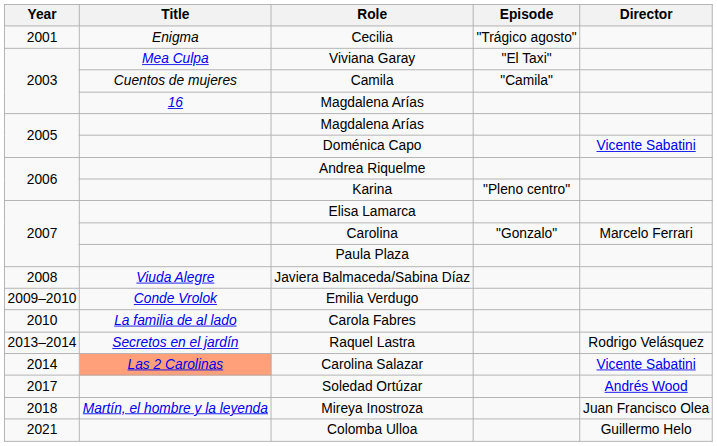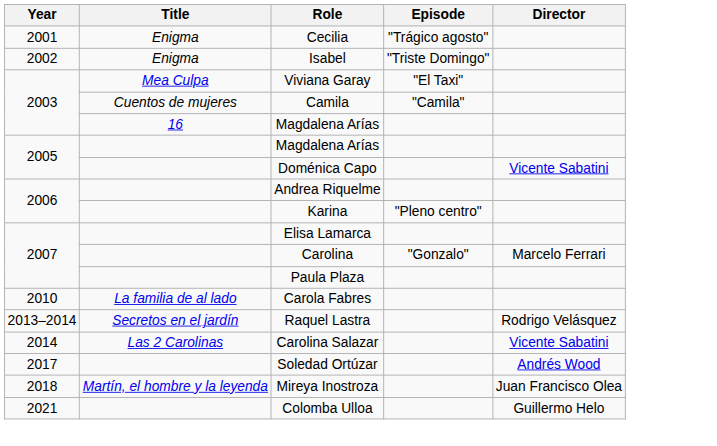+ row: (42, 59)
- row: (42, 277)
- row: (42, 299)
(175, 364) lightsalmon background -> (175, 342) no background
